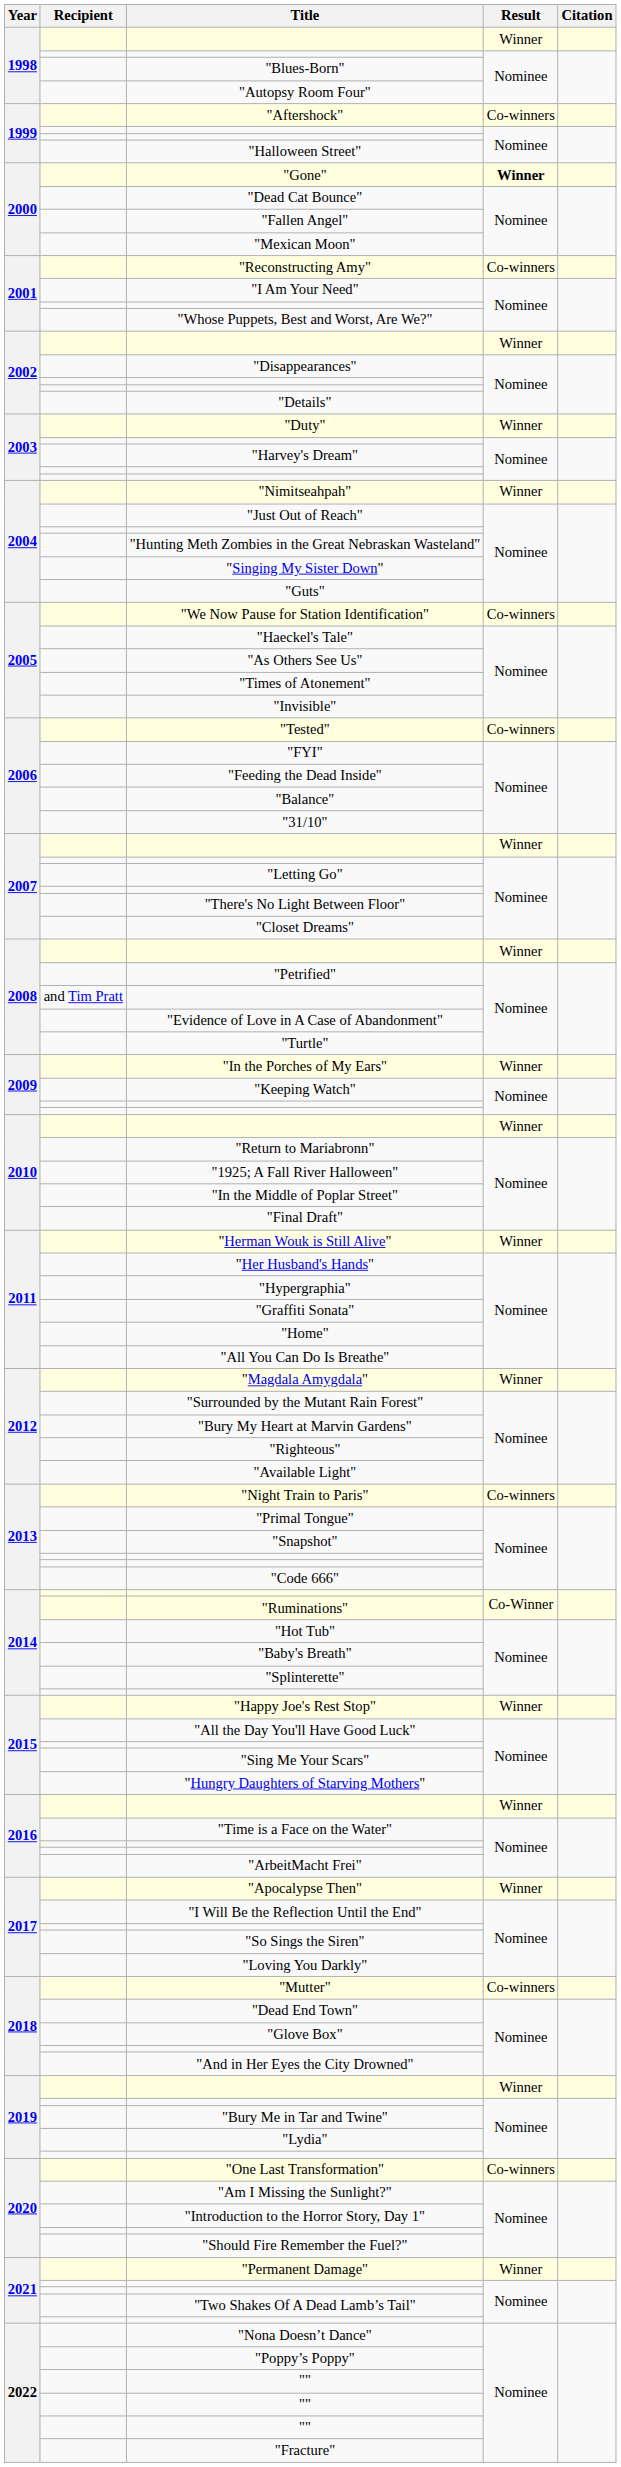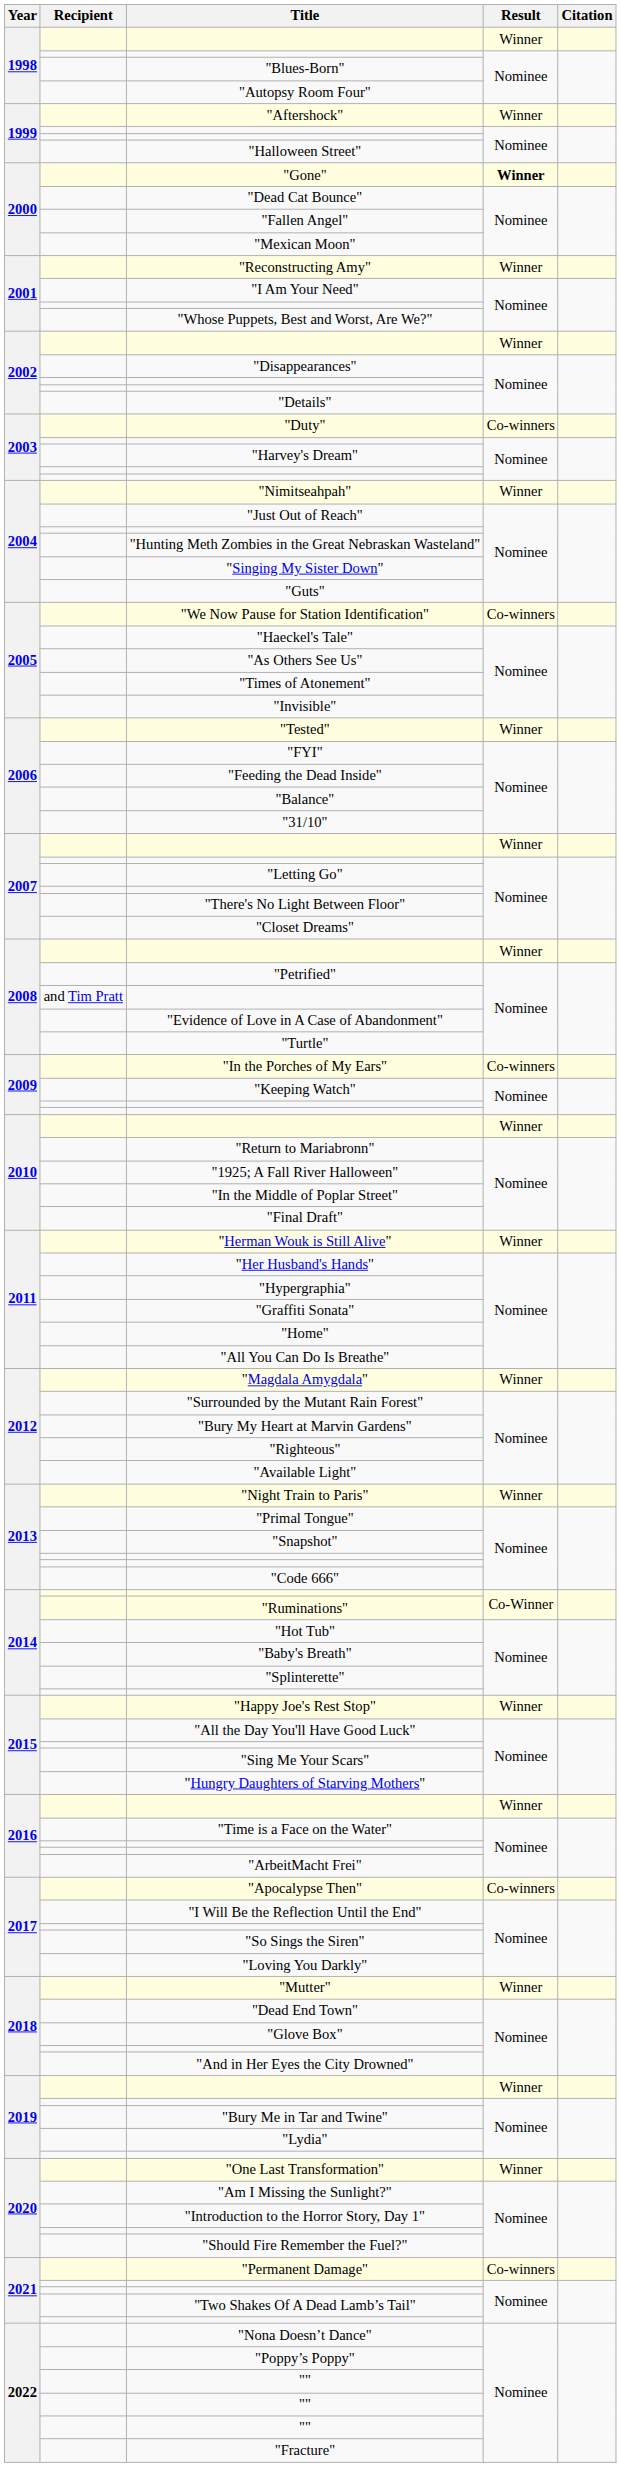(521, 115) Co-winners -> (521, 115) Winner
(521, 267) Co-winners -> (521, 267) Winner
(521, 425) Winner -> (521, 425) Co-winners
(521, 729) Co-winners -> (521, 729) Winner
(521, 1066) Winner -> (521, 1066) Co-winners
(521, 1495) Co-winners -> (521, 1495) Winner
(521, 1888) Winner -> (521, 1888) Co-winners
(521, 1987) Co-winners -> (521, 1987) Winner
(521, 2169) Co-winners -> (521, 2169) Winner
(521, 2268) Winner -> (521, 2268) Co-winners
